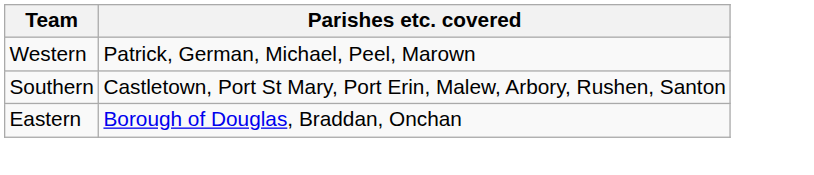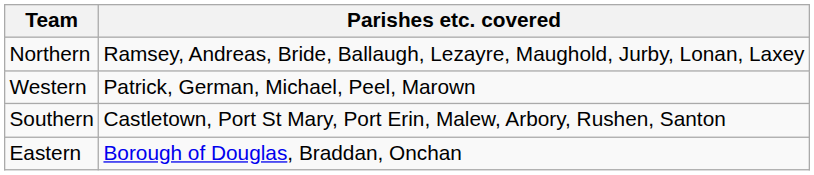+ row: (50, 53)
